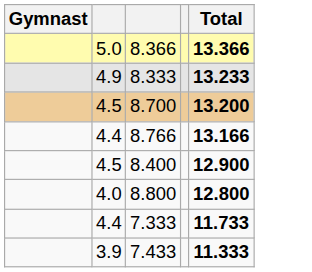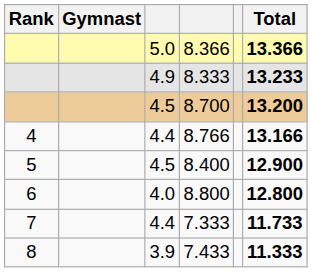+ column: (31, 19)
